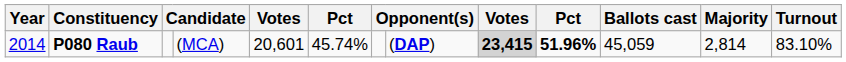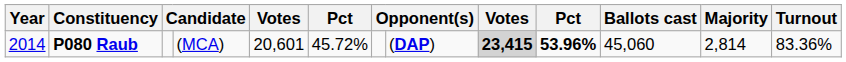(340, 44) 45.74% -> (340, 44) 45.72%
(568, 44) 51.96% -> (568, 44) 53.96%
(629, 44) 45,059 -> (629, 44) 45,060
(804, 44) 83.10% -> (804, 44) 83.36%
